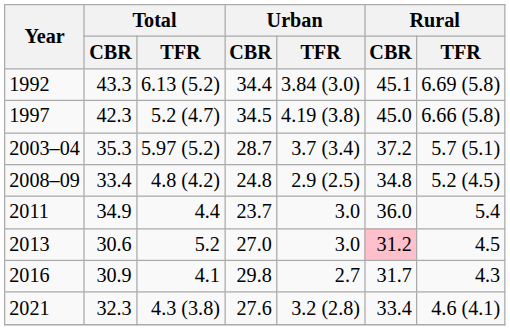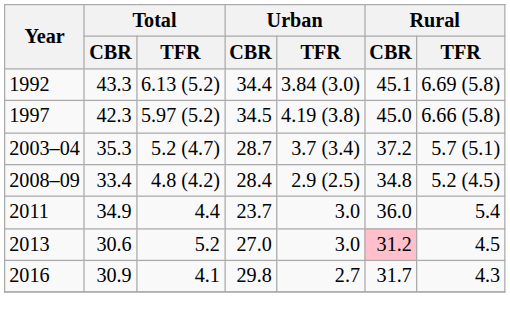(185, 116) 5.2 (4.7) -> (180, 116) 5.97 (5.2)
(180, 148) 5.97 (5.2) -> (185, 148) 5.2 (4.7)
(254, 180) 24.8 -> (254, 180) 28.4
- row: (29, 308)
